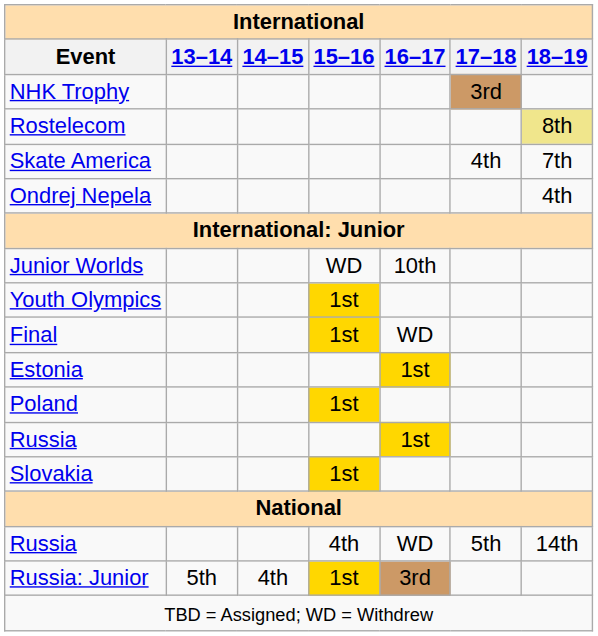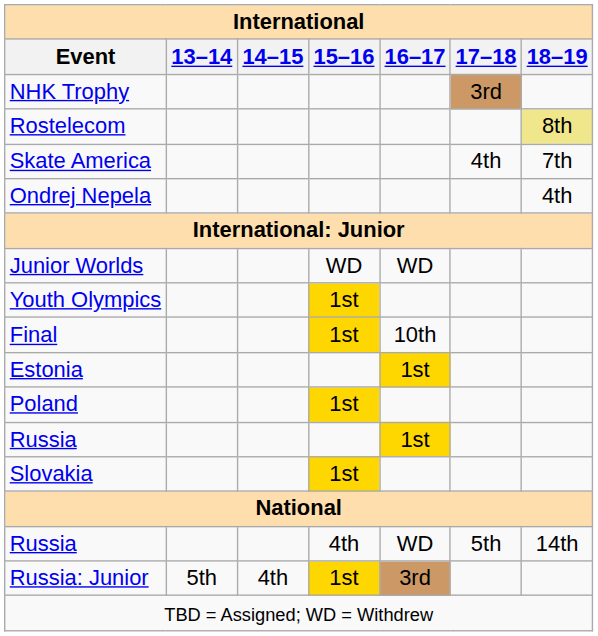(415, 265) 10th -> (415, 265) WD
(415, 334) WD -> (415, 334) 10th
